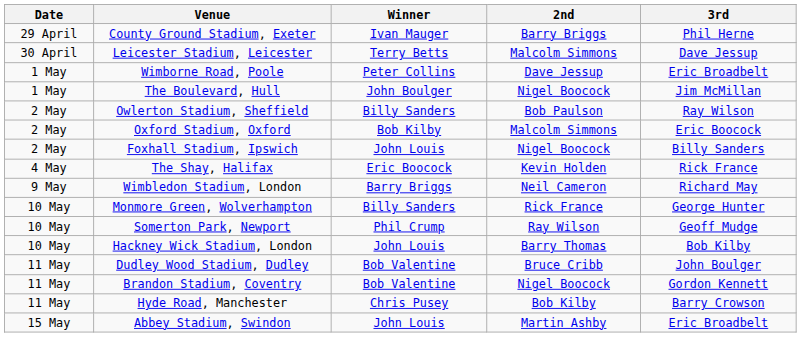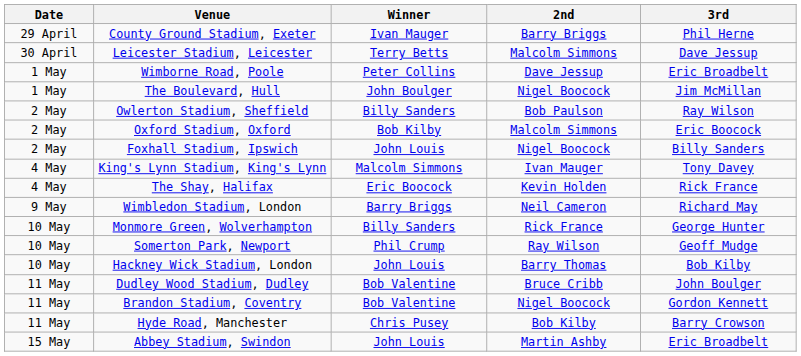+ row: (212, 168)
